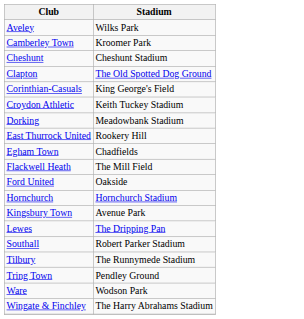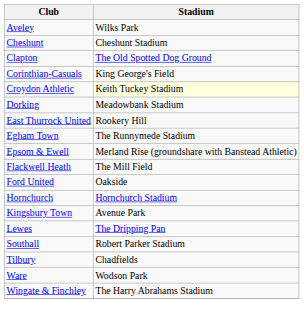- row: (40, 43)
(139, 105) no background -> (139, 89) lightyellow background
(117, 151) Chadfields -> (145, 136) The Runnymede Stadium
+ row: (38, 151)
(145, 259) The Runnymede Stadium -> (117, 259) Chadfields
- row: (29, 275)
